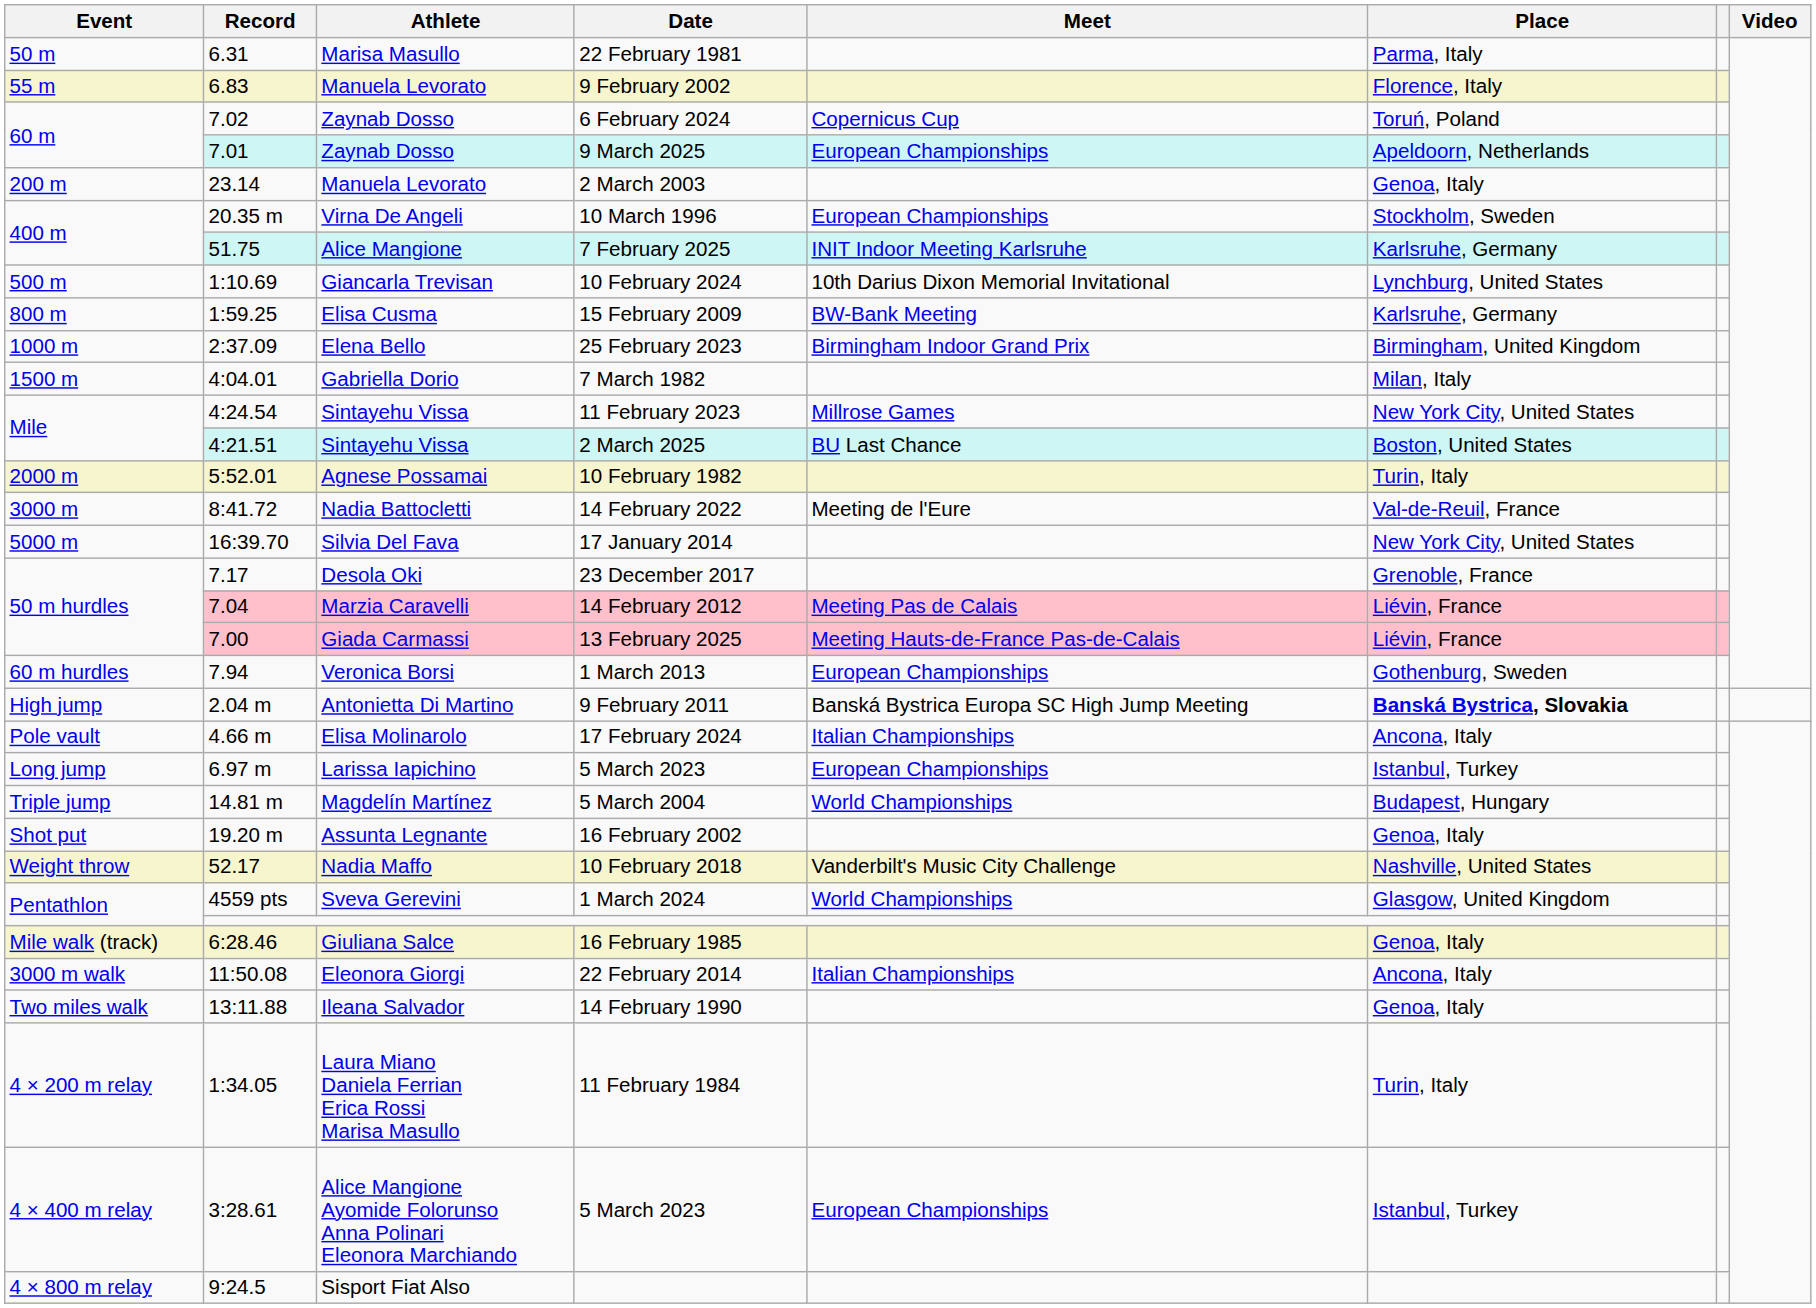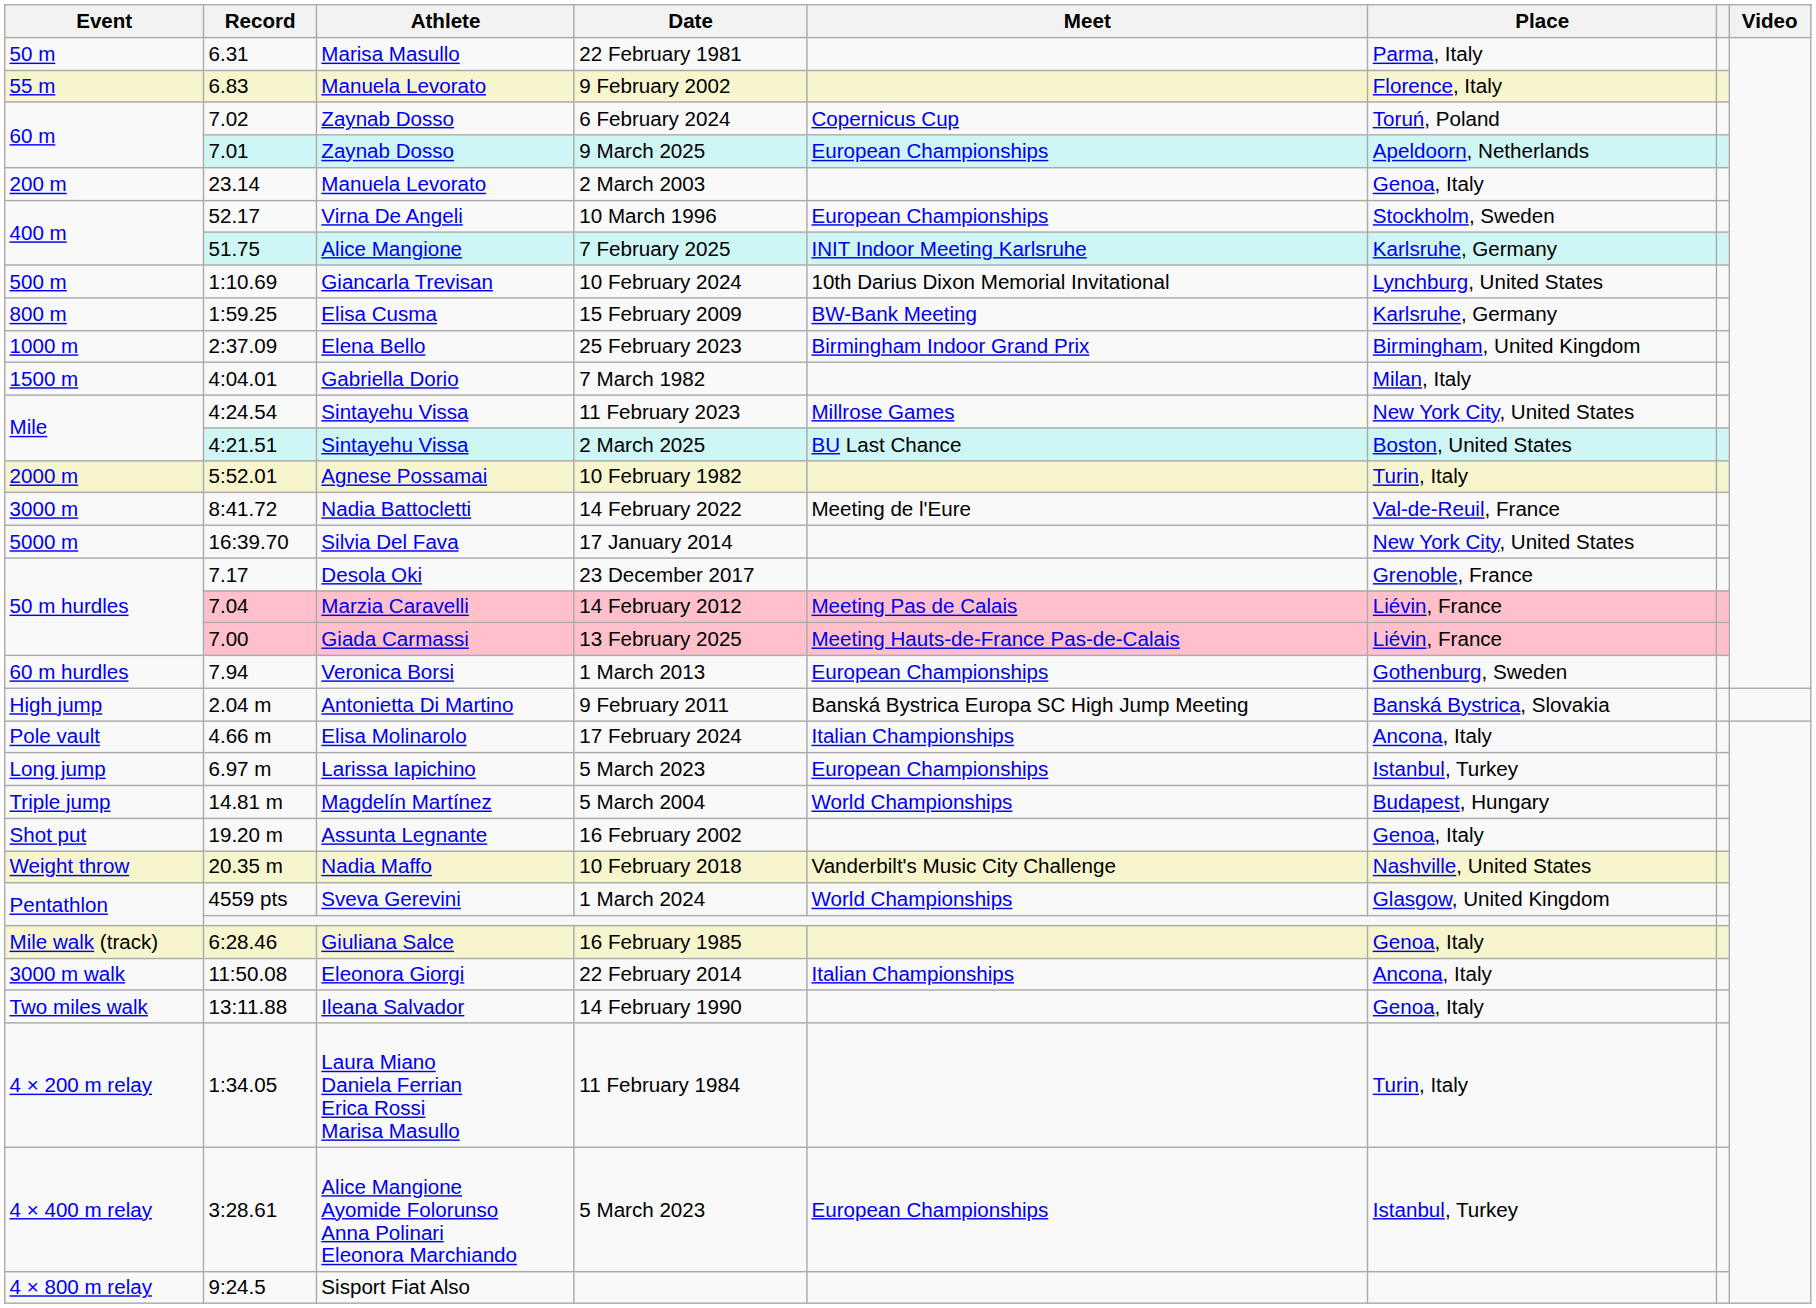(246, 217) 20.35 m -> (234, 217) 52.17
(1500, 705) bold -> (1491, 705) normal
(234, 867) 52.17 -> (246, 867) 20.35 m
